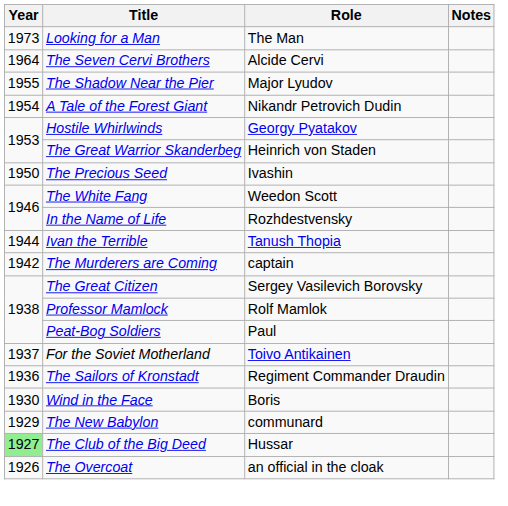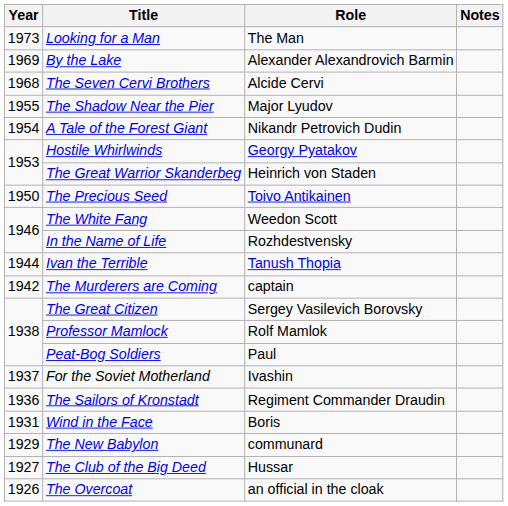+ row: (84, 60)
(24, 60) 1964 -> (24, 83) 1968
(270, 173) Ivashin -> (299, 196) Toivo Antikainen
(299, 354) Toivo Antikainen -> (270, 377) Ivashin
(24, 399) 1930 -> (24, 422) 1931
(24, 444) lightgreen background -> (24, 467) no background
